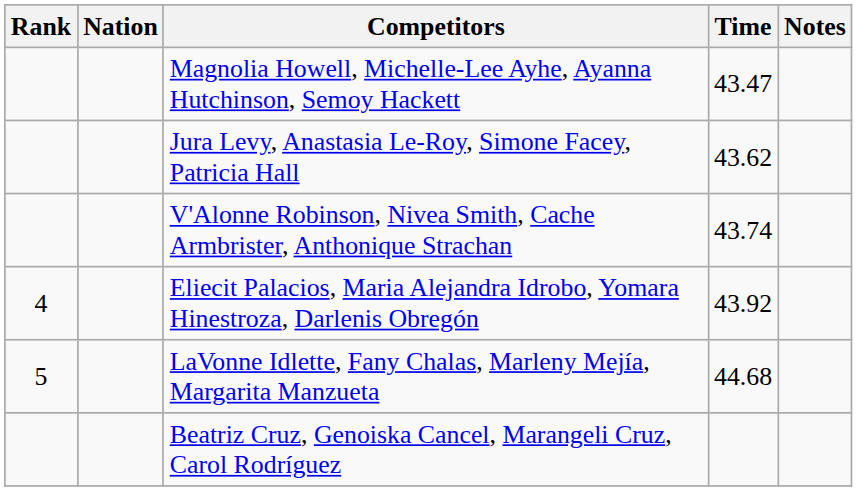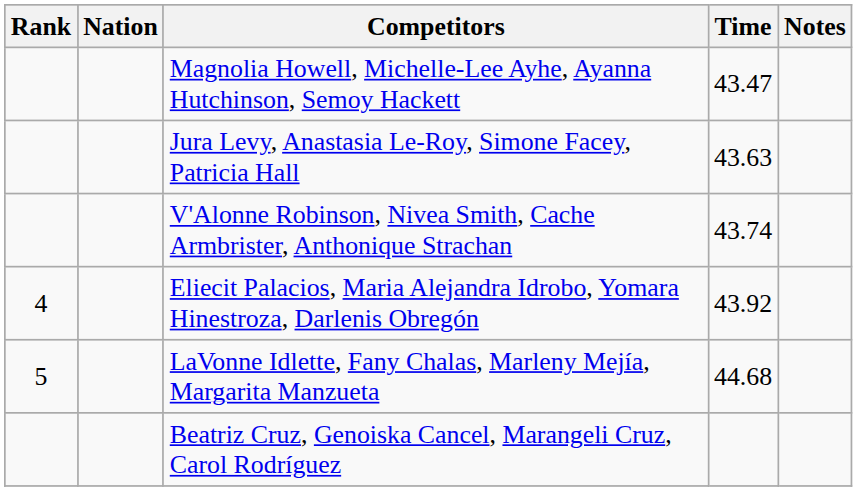(743, 157) 43.62 -> (743, 157) 43.63
